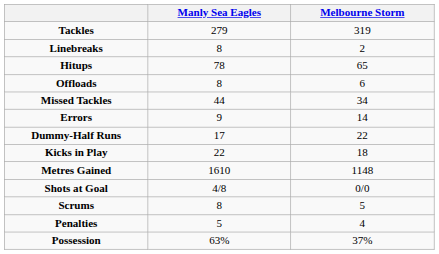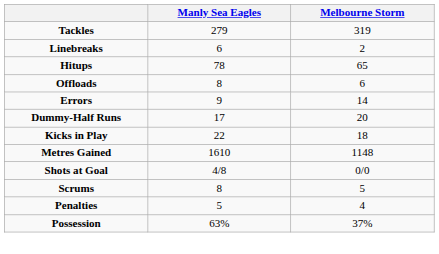(219, 48) 8 -> (219, 48) 6
- row: (76, 100)
(362, 135) 22 -> (362, 118) 20
